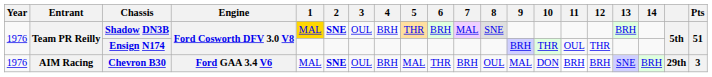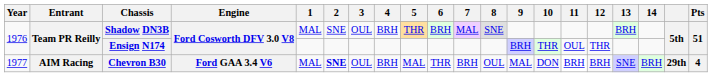(310, 30) gold background -> (310, 30) no background
(336, 30) bold -> (336, 30) normal
(17, 63) 1976 -> (17, 63) 1977
(698, 63) 3 -> (698, 63) 4
